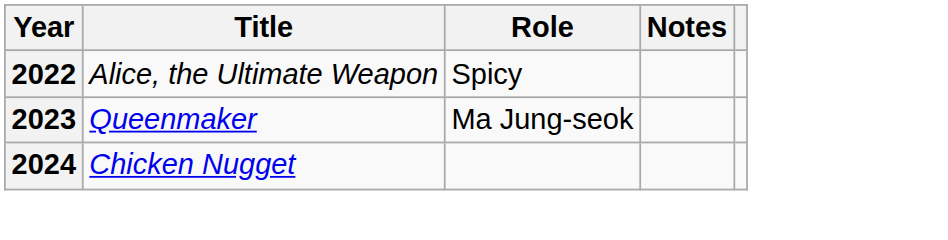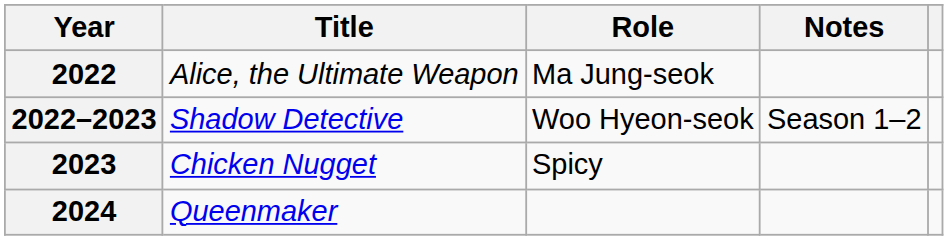(487, 73) Spicy -> (623, 73) Ma Jung-seok
+ row: (84, 119)
(173, 119) Queenmaker -> (273, 165) Chicken Nugget
(542, 119) Ma Jung-seok -> (567, 165) Spicy
(192, 165) Chicken Nugget -> (254, 211) Queenmaker
